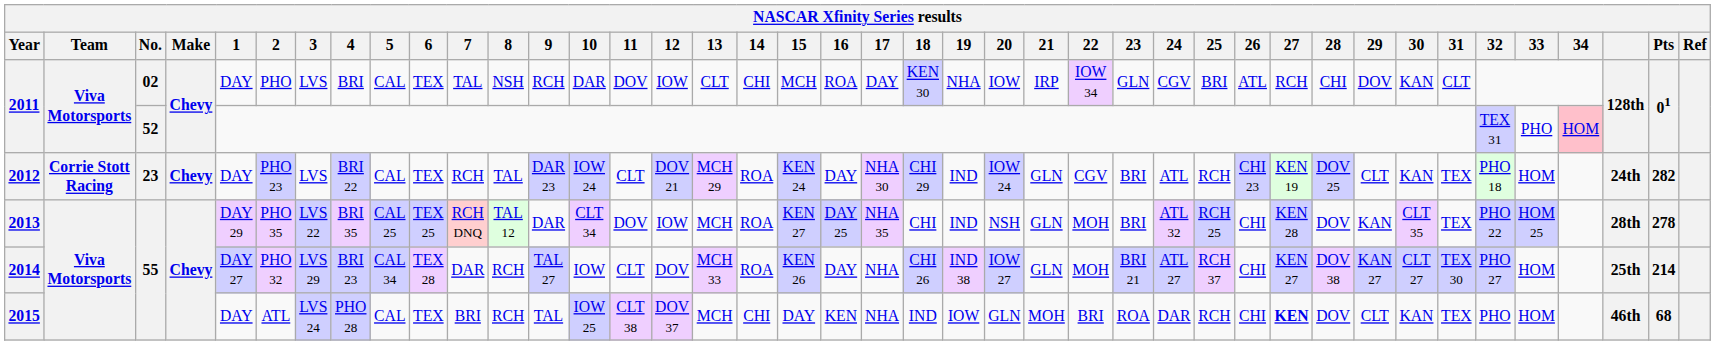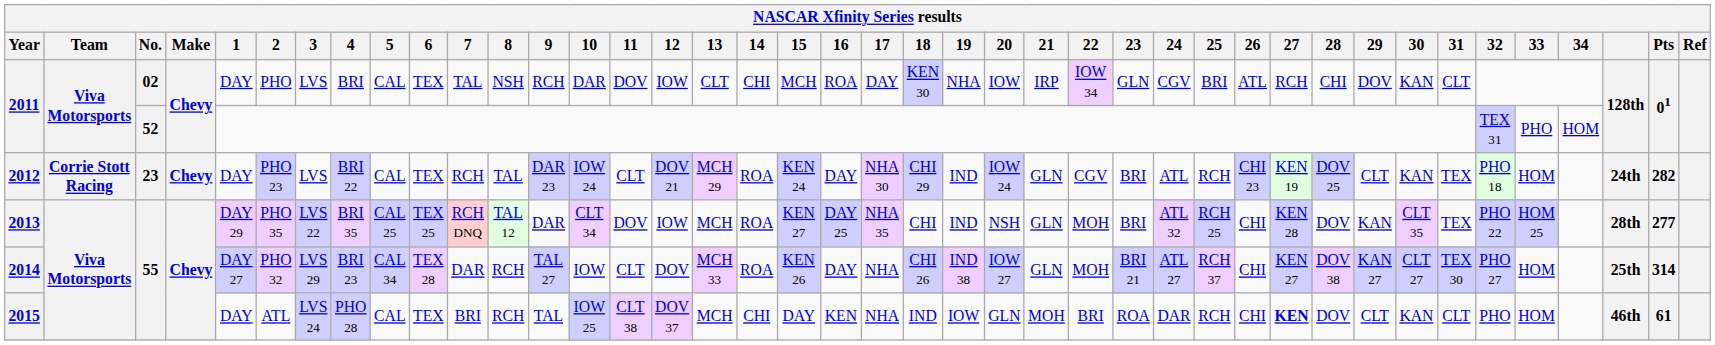(1581, 129) pink background -> (1581, 129) no background
(1664, 223) 278 -> (1664, 223) 277
(1664, 269) 214 -> (1664, 269) 314
(1456, 316) TEX -> (1456, 316) CLT
(1664, 316) 68 -> (1664, 316) 61
